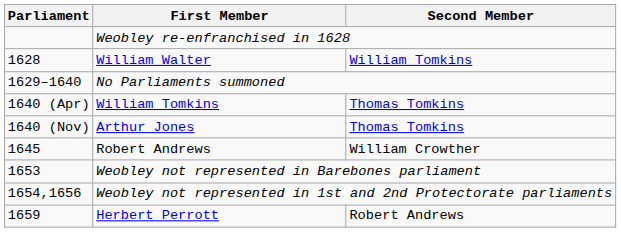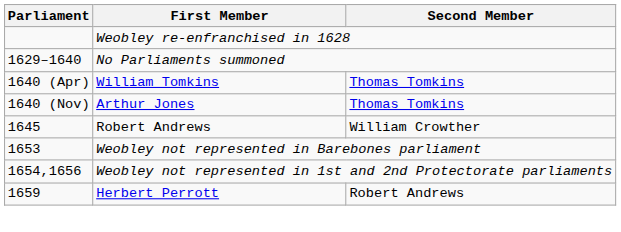- row: (154, 60)
